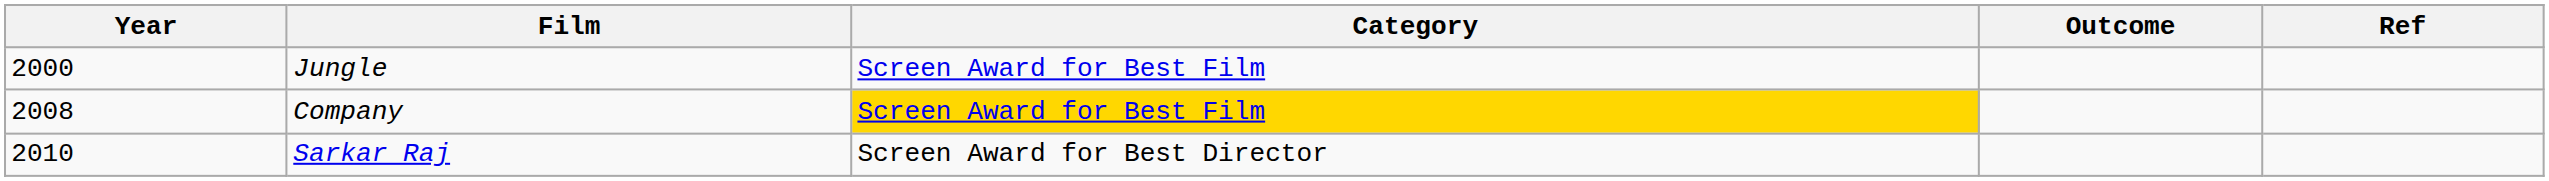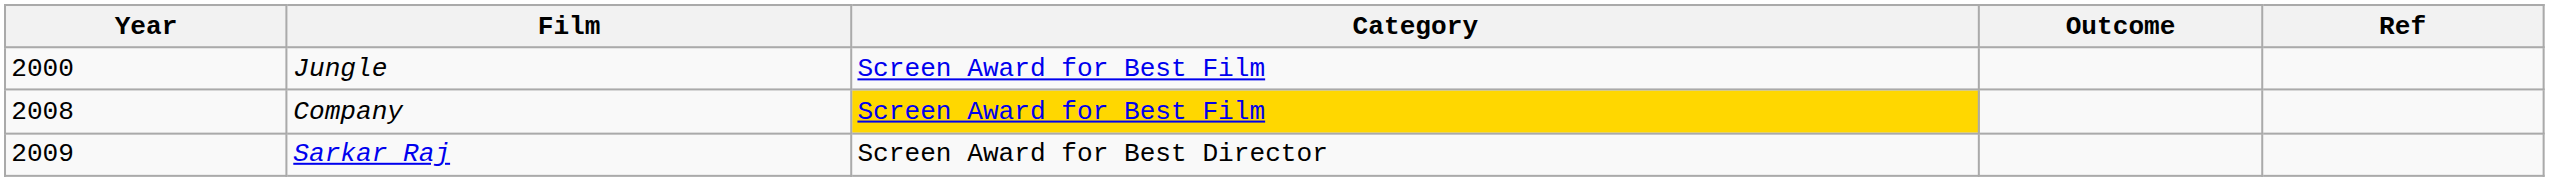(43, 154) 2010 -> (43, 154) 2009
